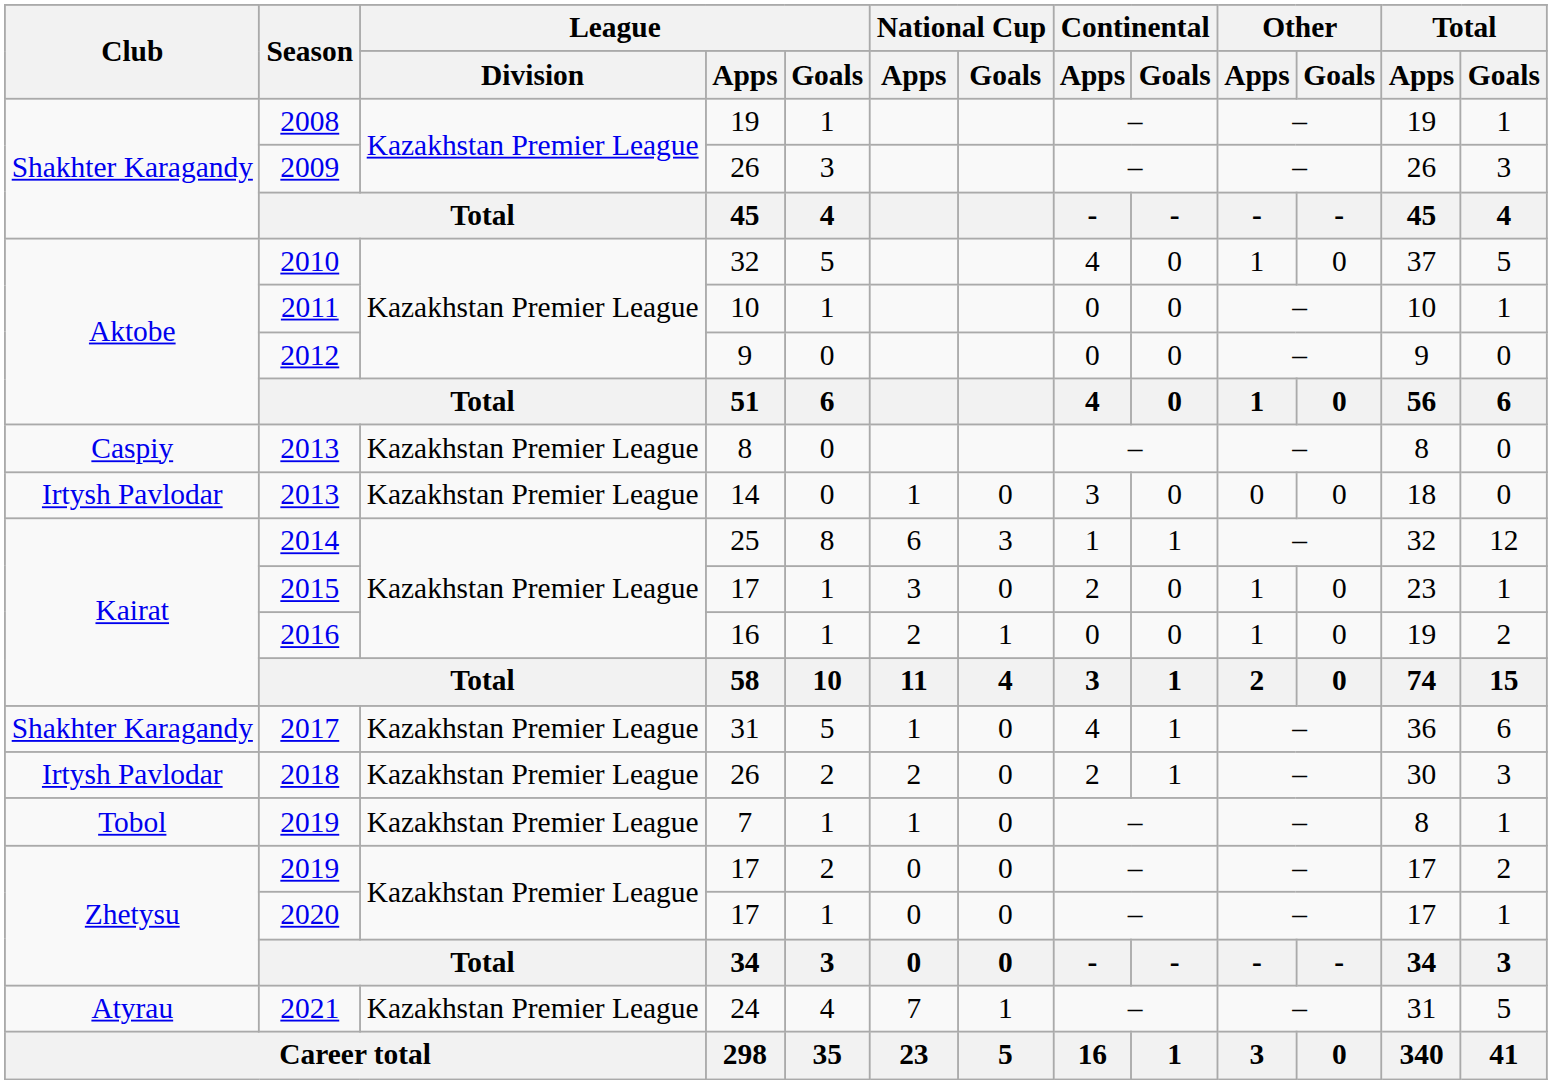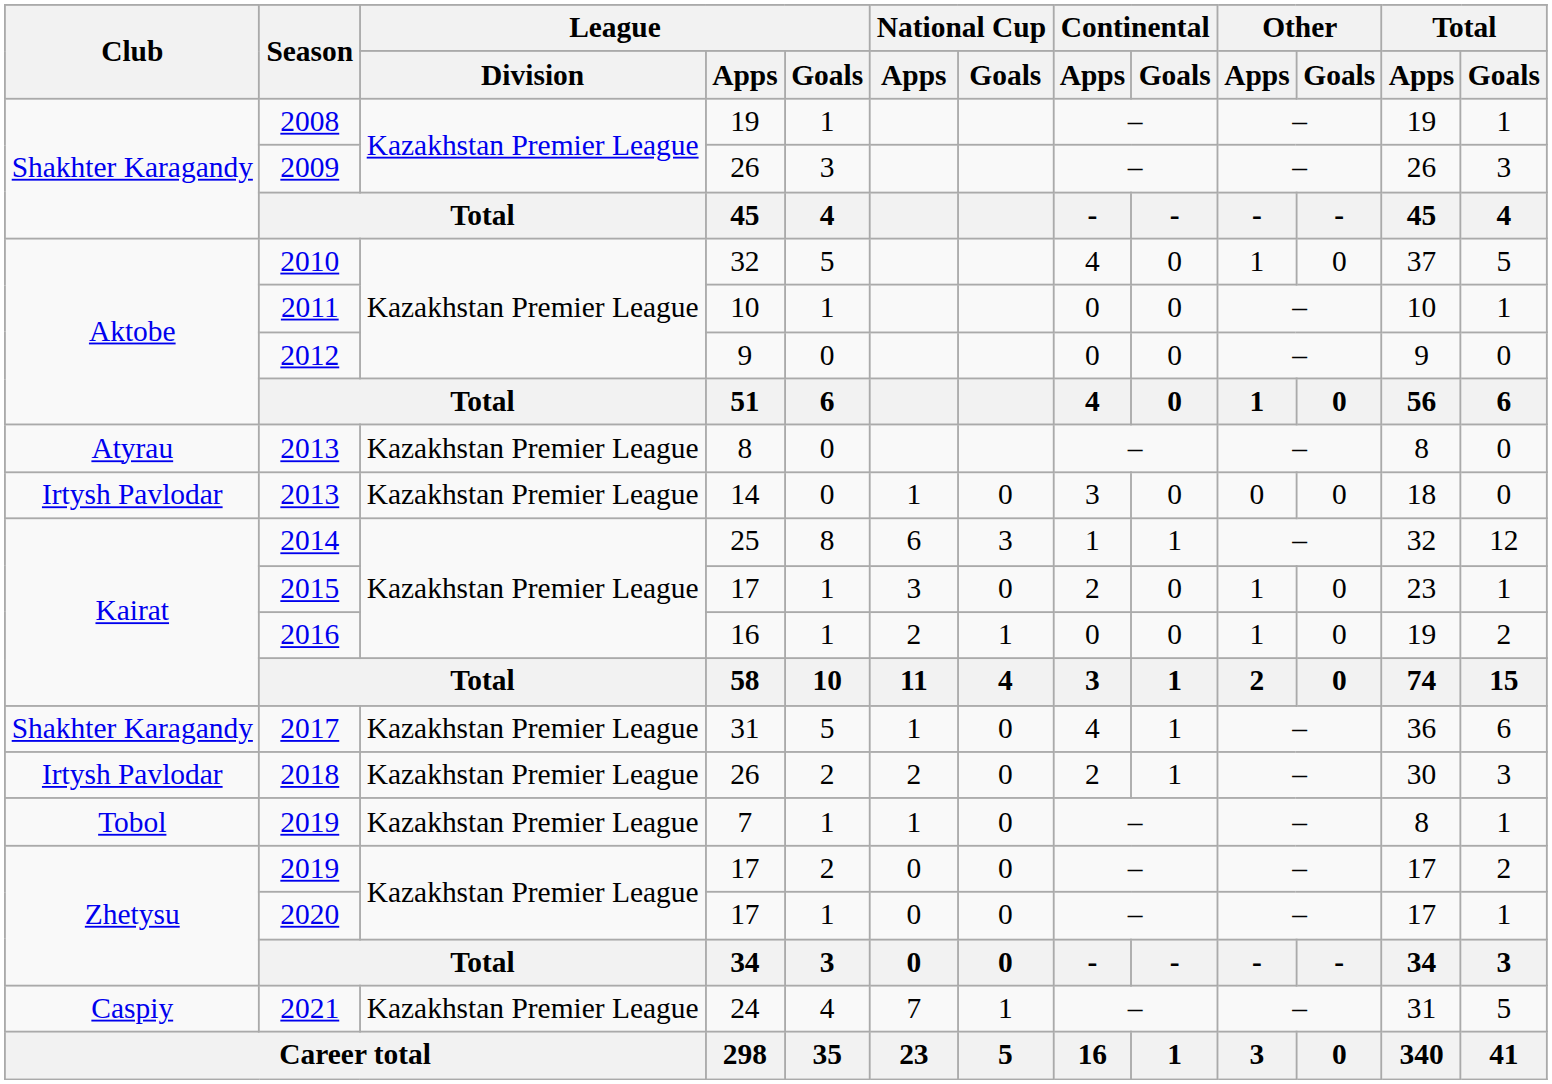(132, 448) Caspiy -> (132, 448) Atyrau
(132, 1008) Atyrau -> (132, 1008) Caspiy
